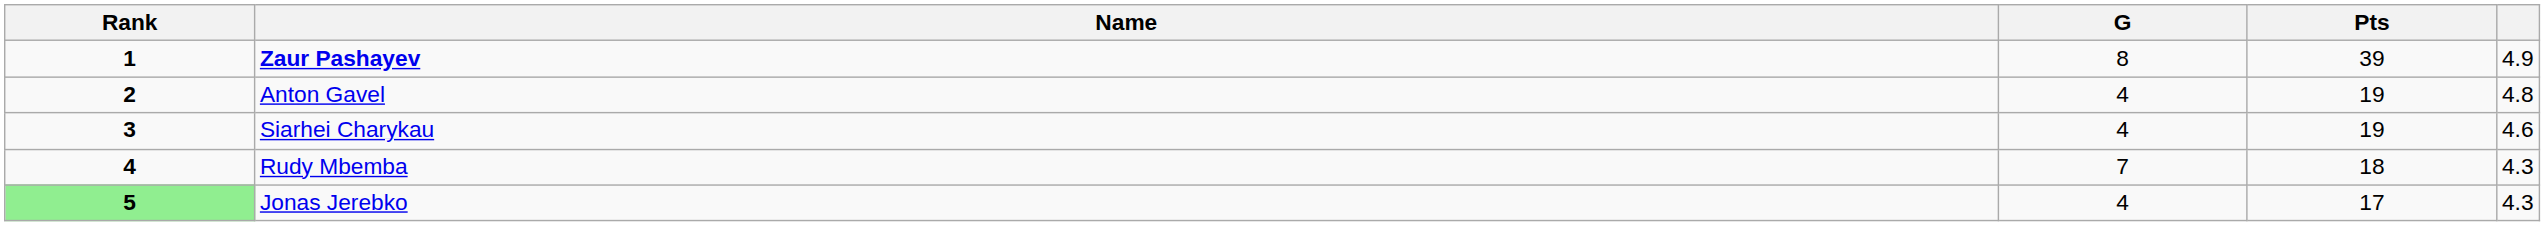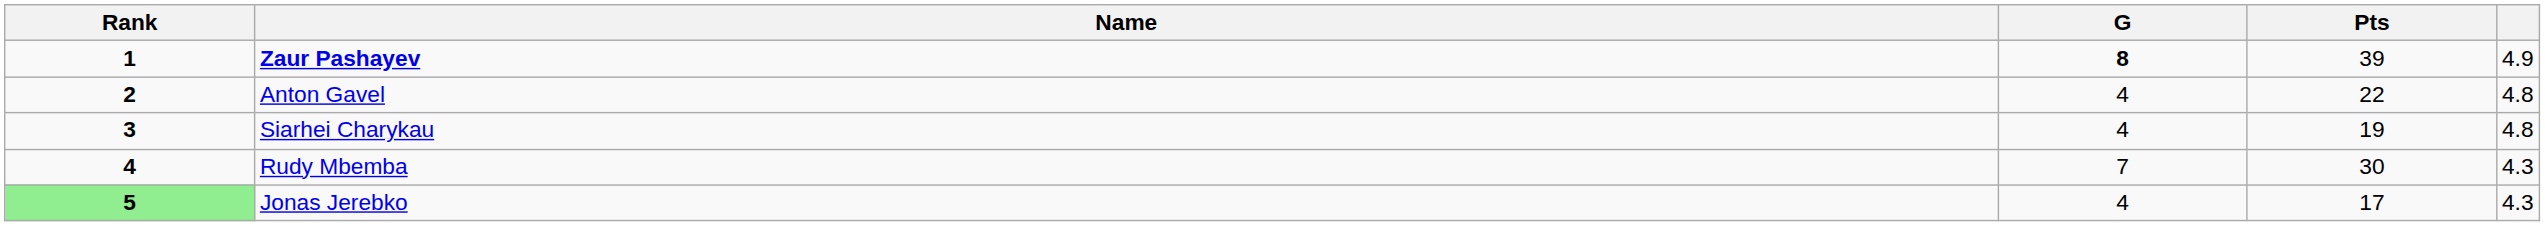(2123, 58) normal -> (2123, 58) bold
(2372, 94) 19 -> (2372, 94) 22
(2518, 130) 4.6 -> (2518, 130) 4.8
(2372, 166) 18 -> (2372, 166) 30
